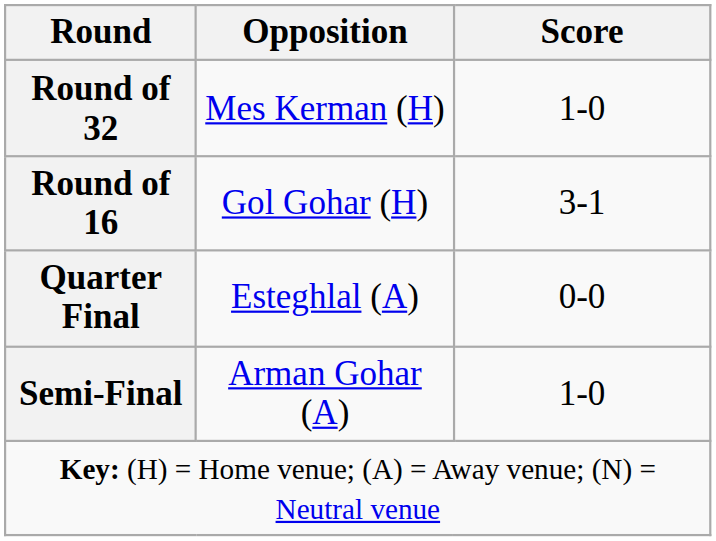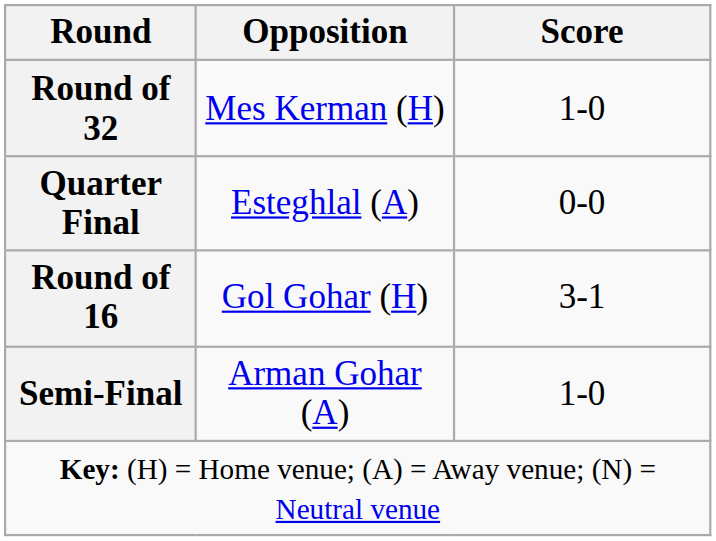rows swapped: (101, 202) <-> (101, 297)
